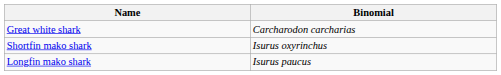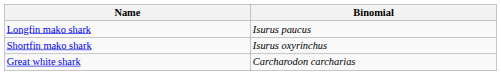rows swapped: (44, 29) <-> (49, 62)
